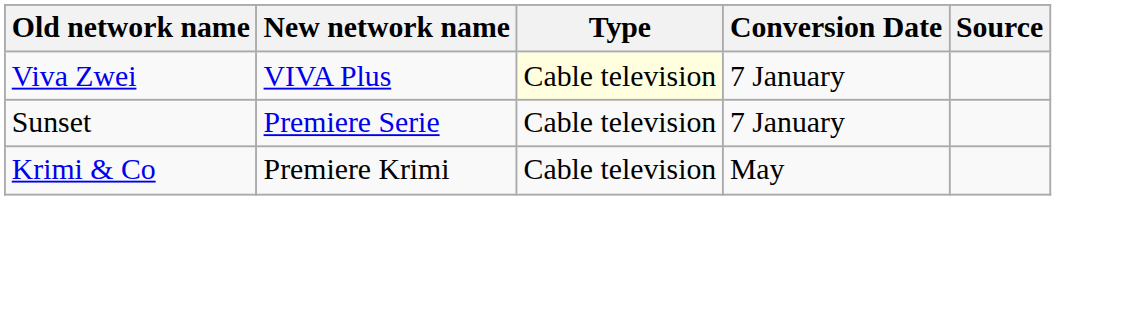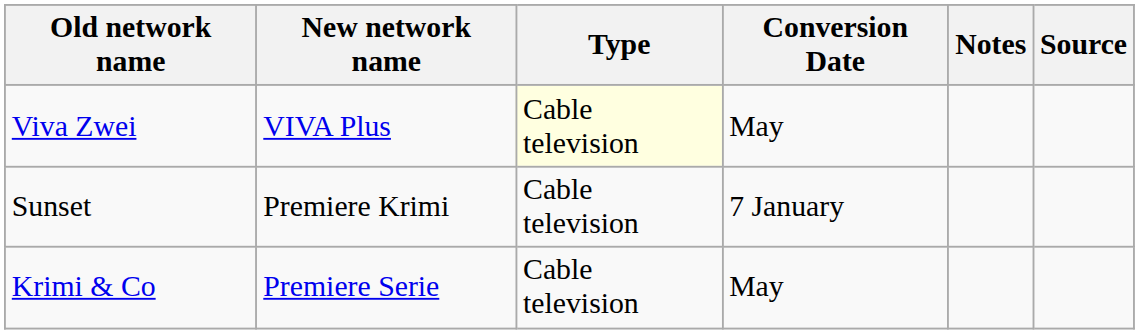+ column: (991, 44)
(787, 75) 7 January -> (756, 125) May
(352, 122) Premiere Serie -> (356, 206) Premiere Krimi
(357, 169) Premiere Krimi -> (351, 286) Premiere Serie
